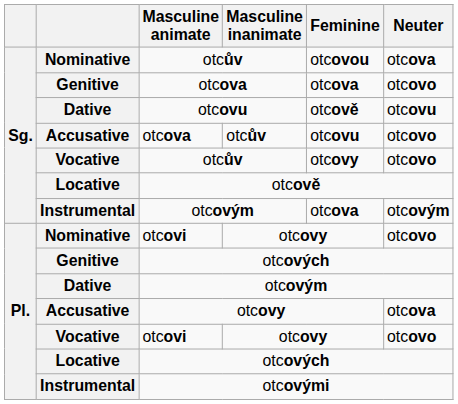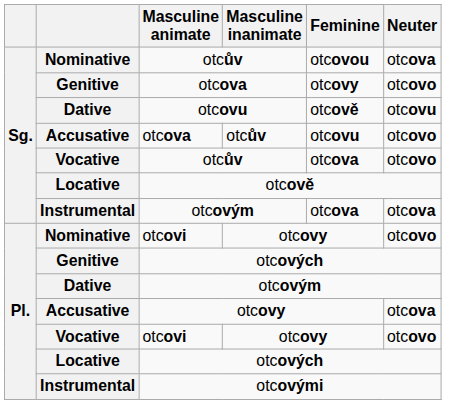(334, 85) otcova -> (334, 85) otcovy
(334, 160) otcovy -> (334, 160) otcova
(418, 210) otcovým -> (411, 210) otcova
